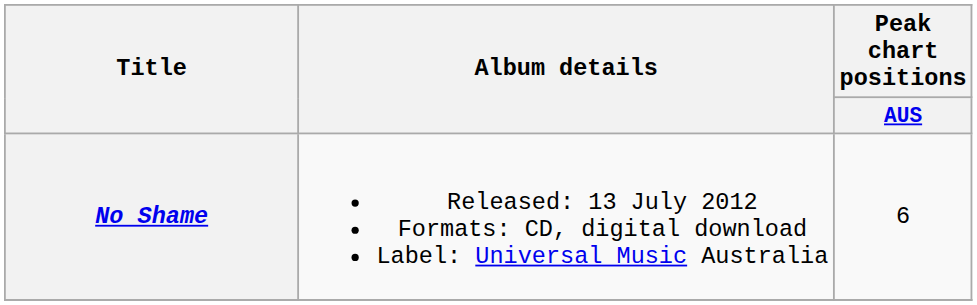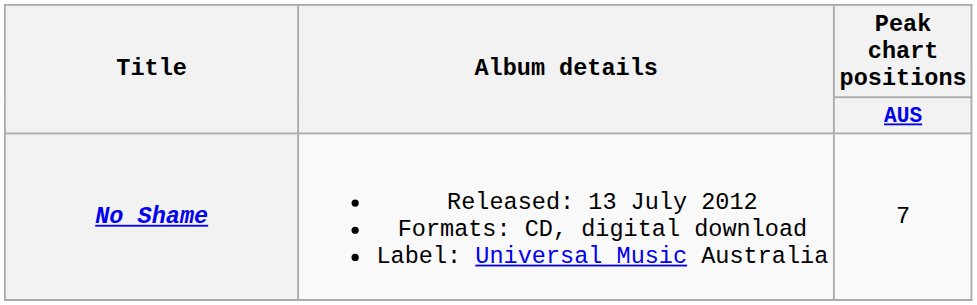(903, 217) 6 -> (903, 217) 7
